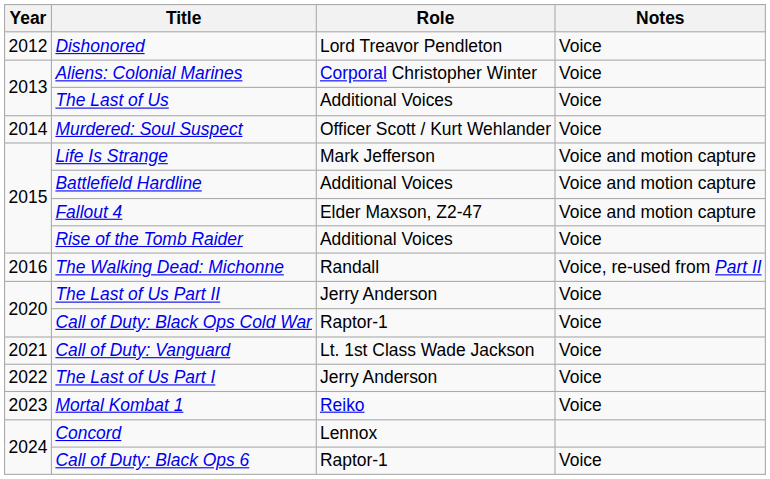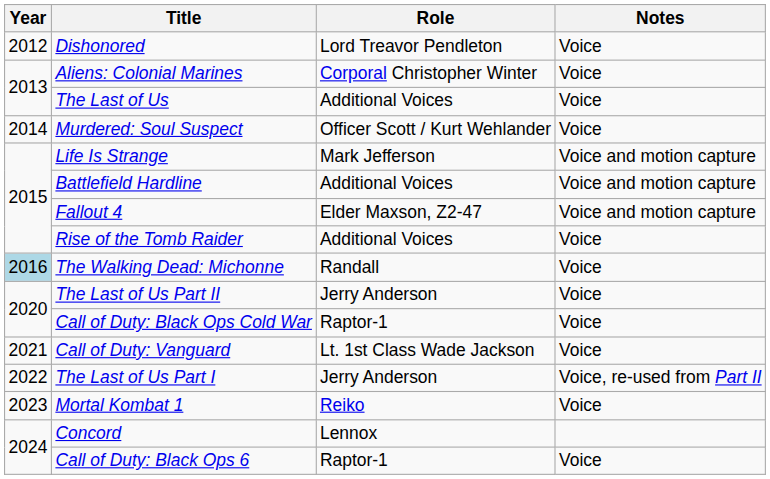(28, 267) no background -> (28, 267) lightblue background
(660, 267) Voice, re-used from Part II -> (580, 267) Voice
(580, 377) Voice -> (660, 377) Voice, re-used from Part II
